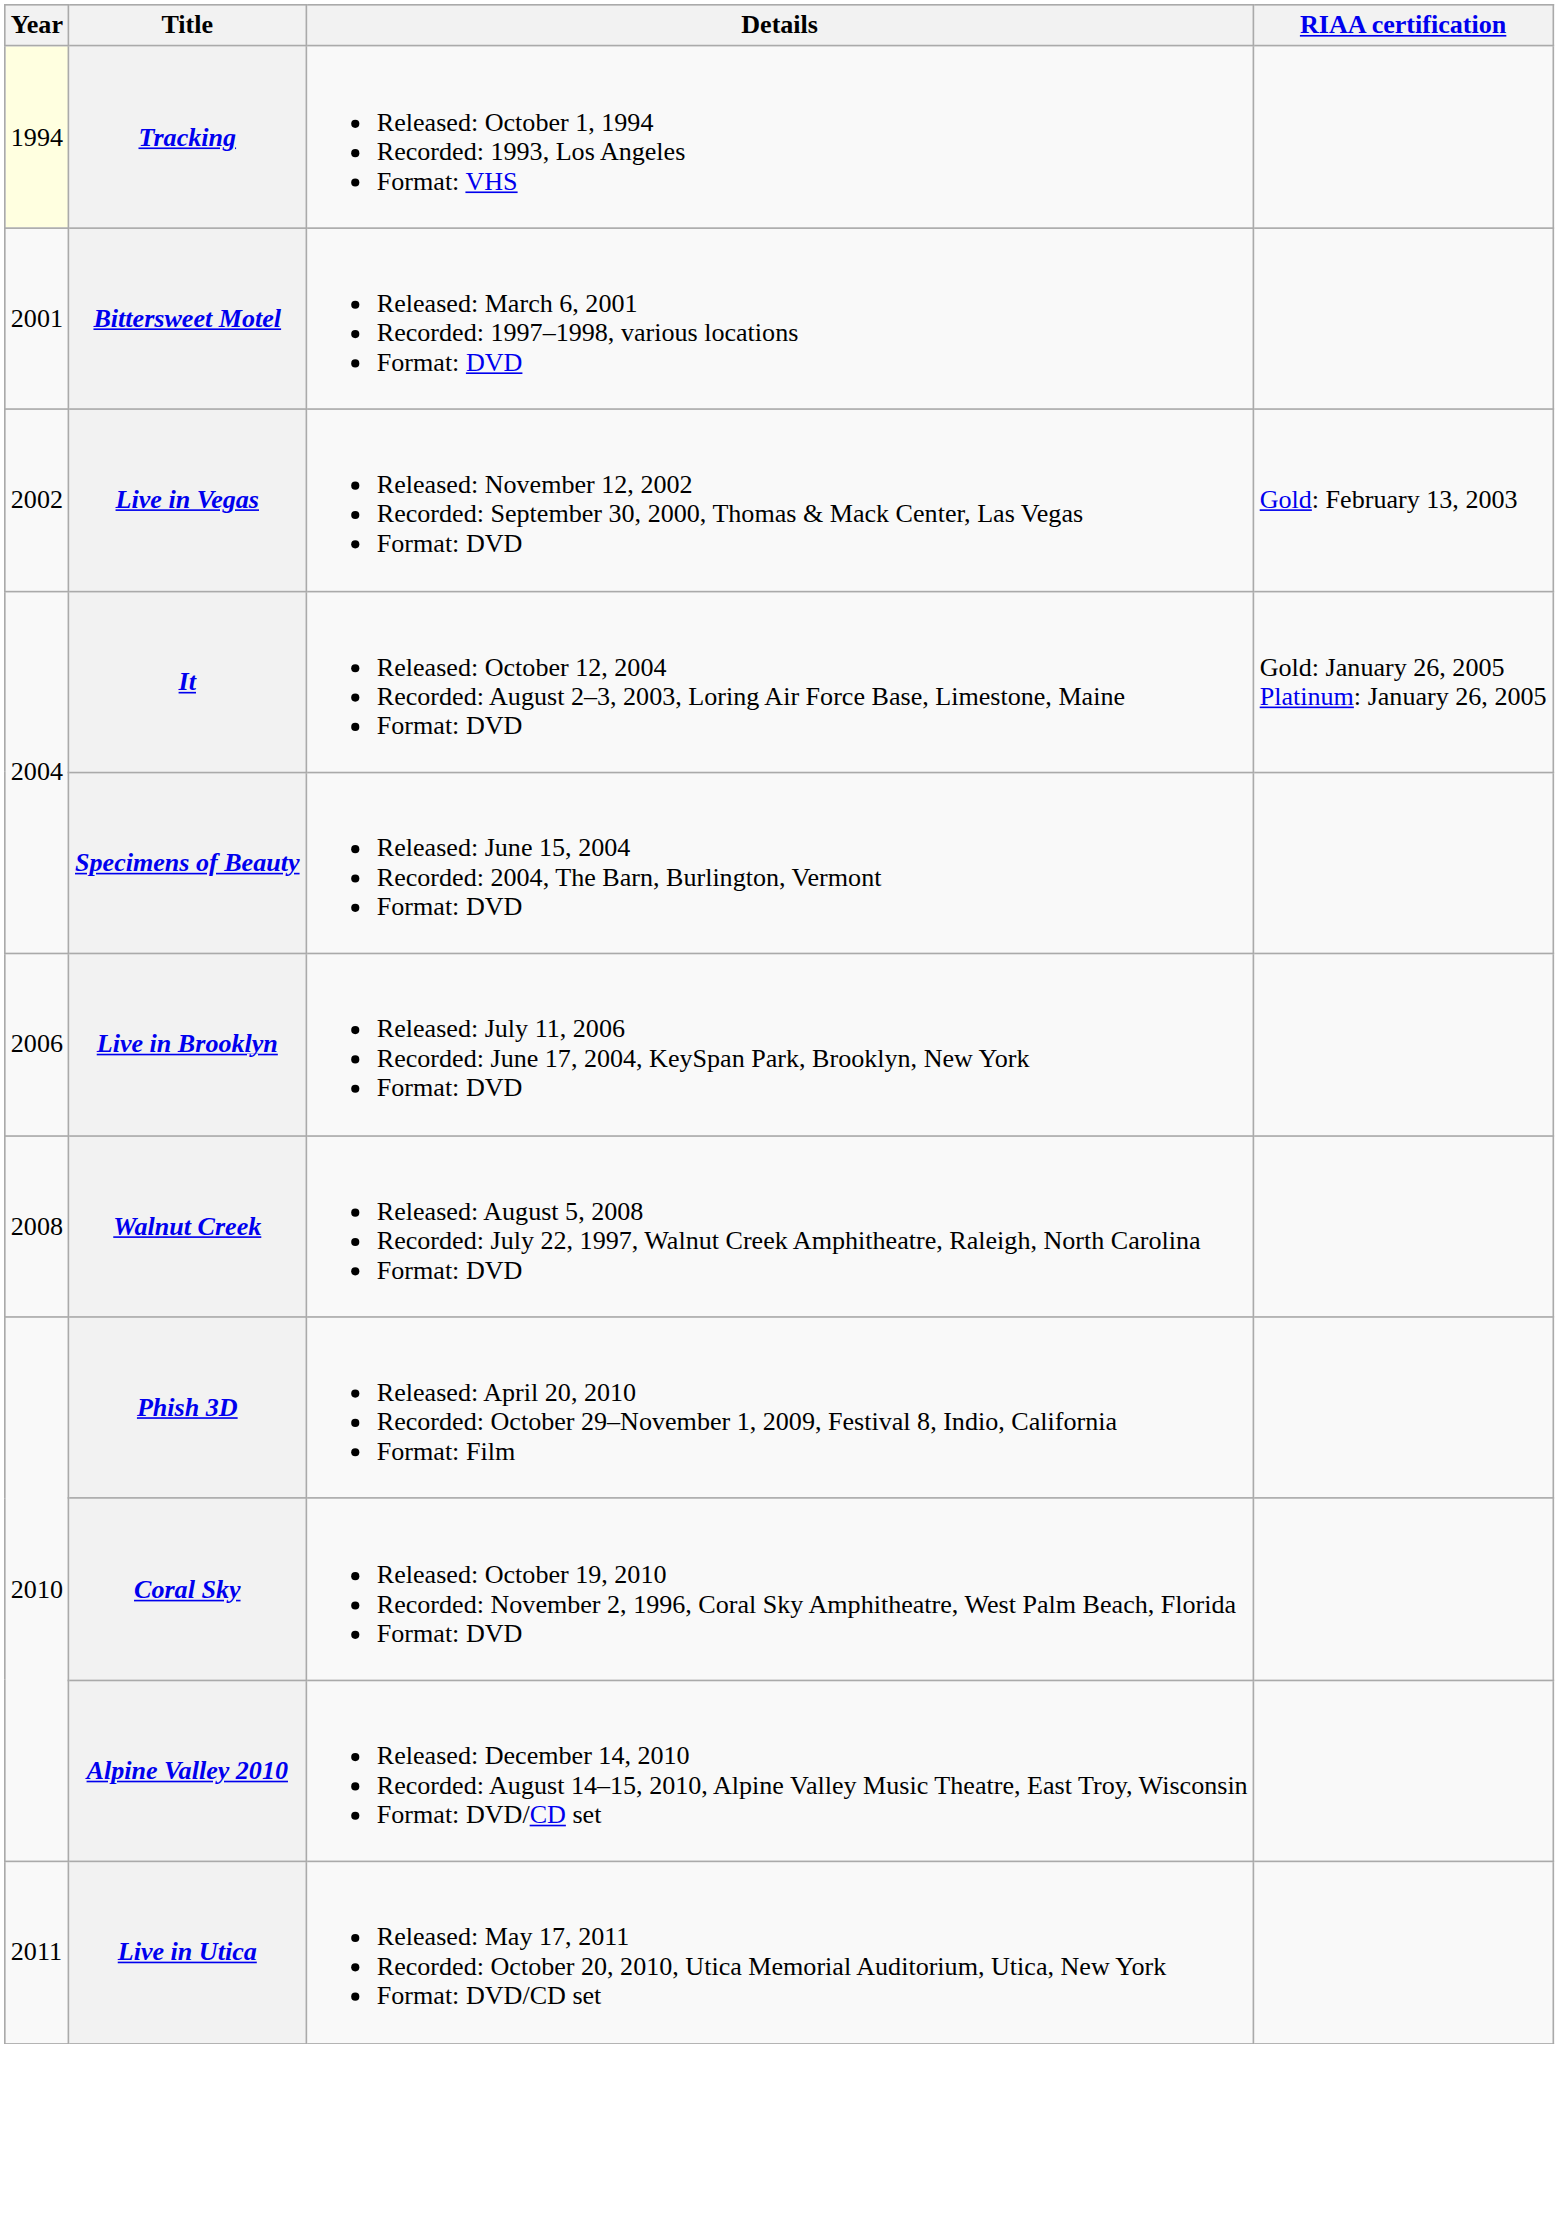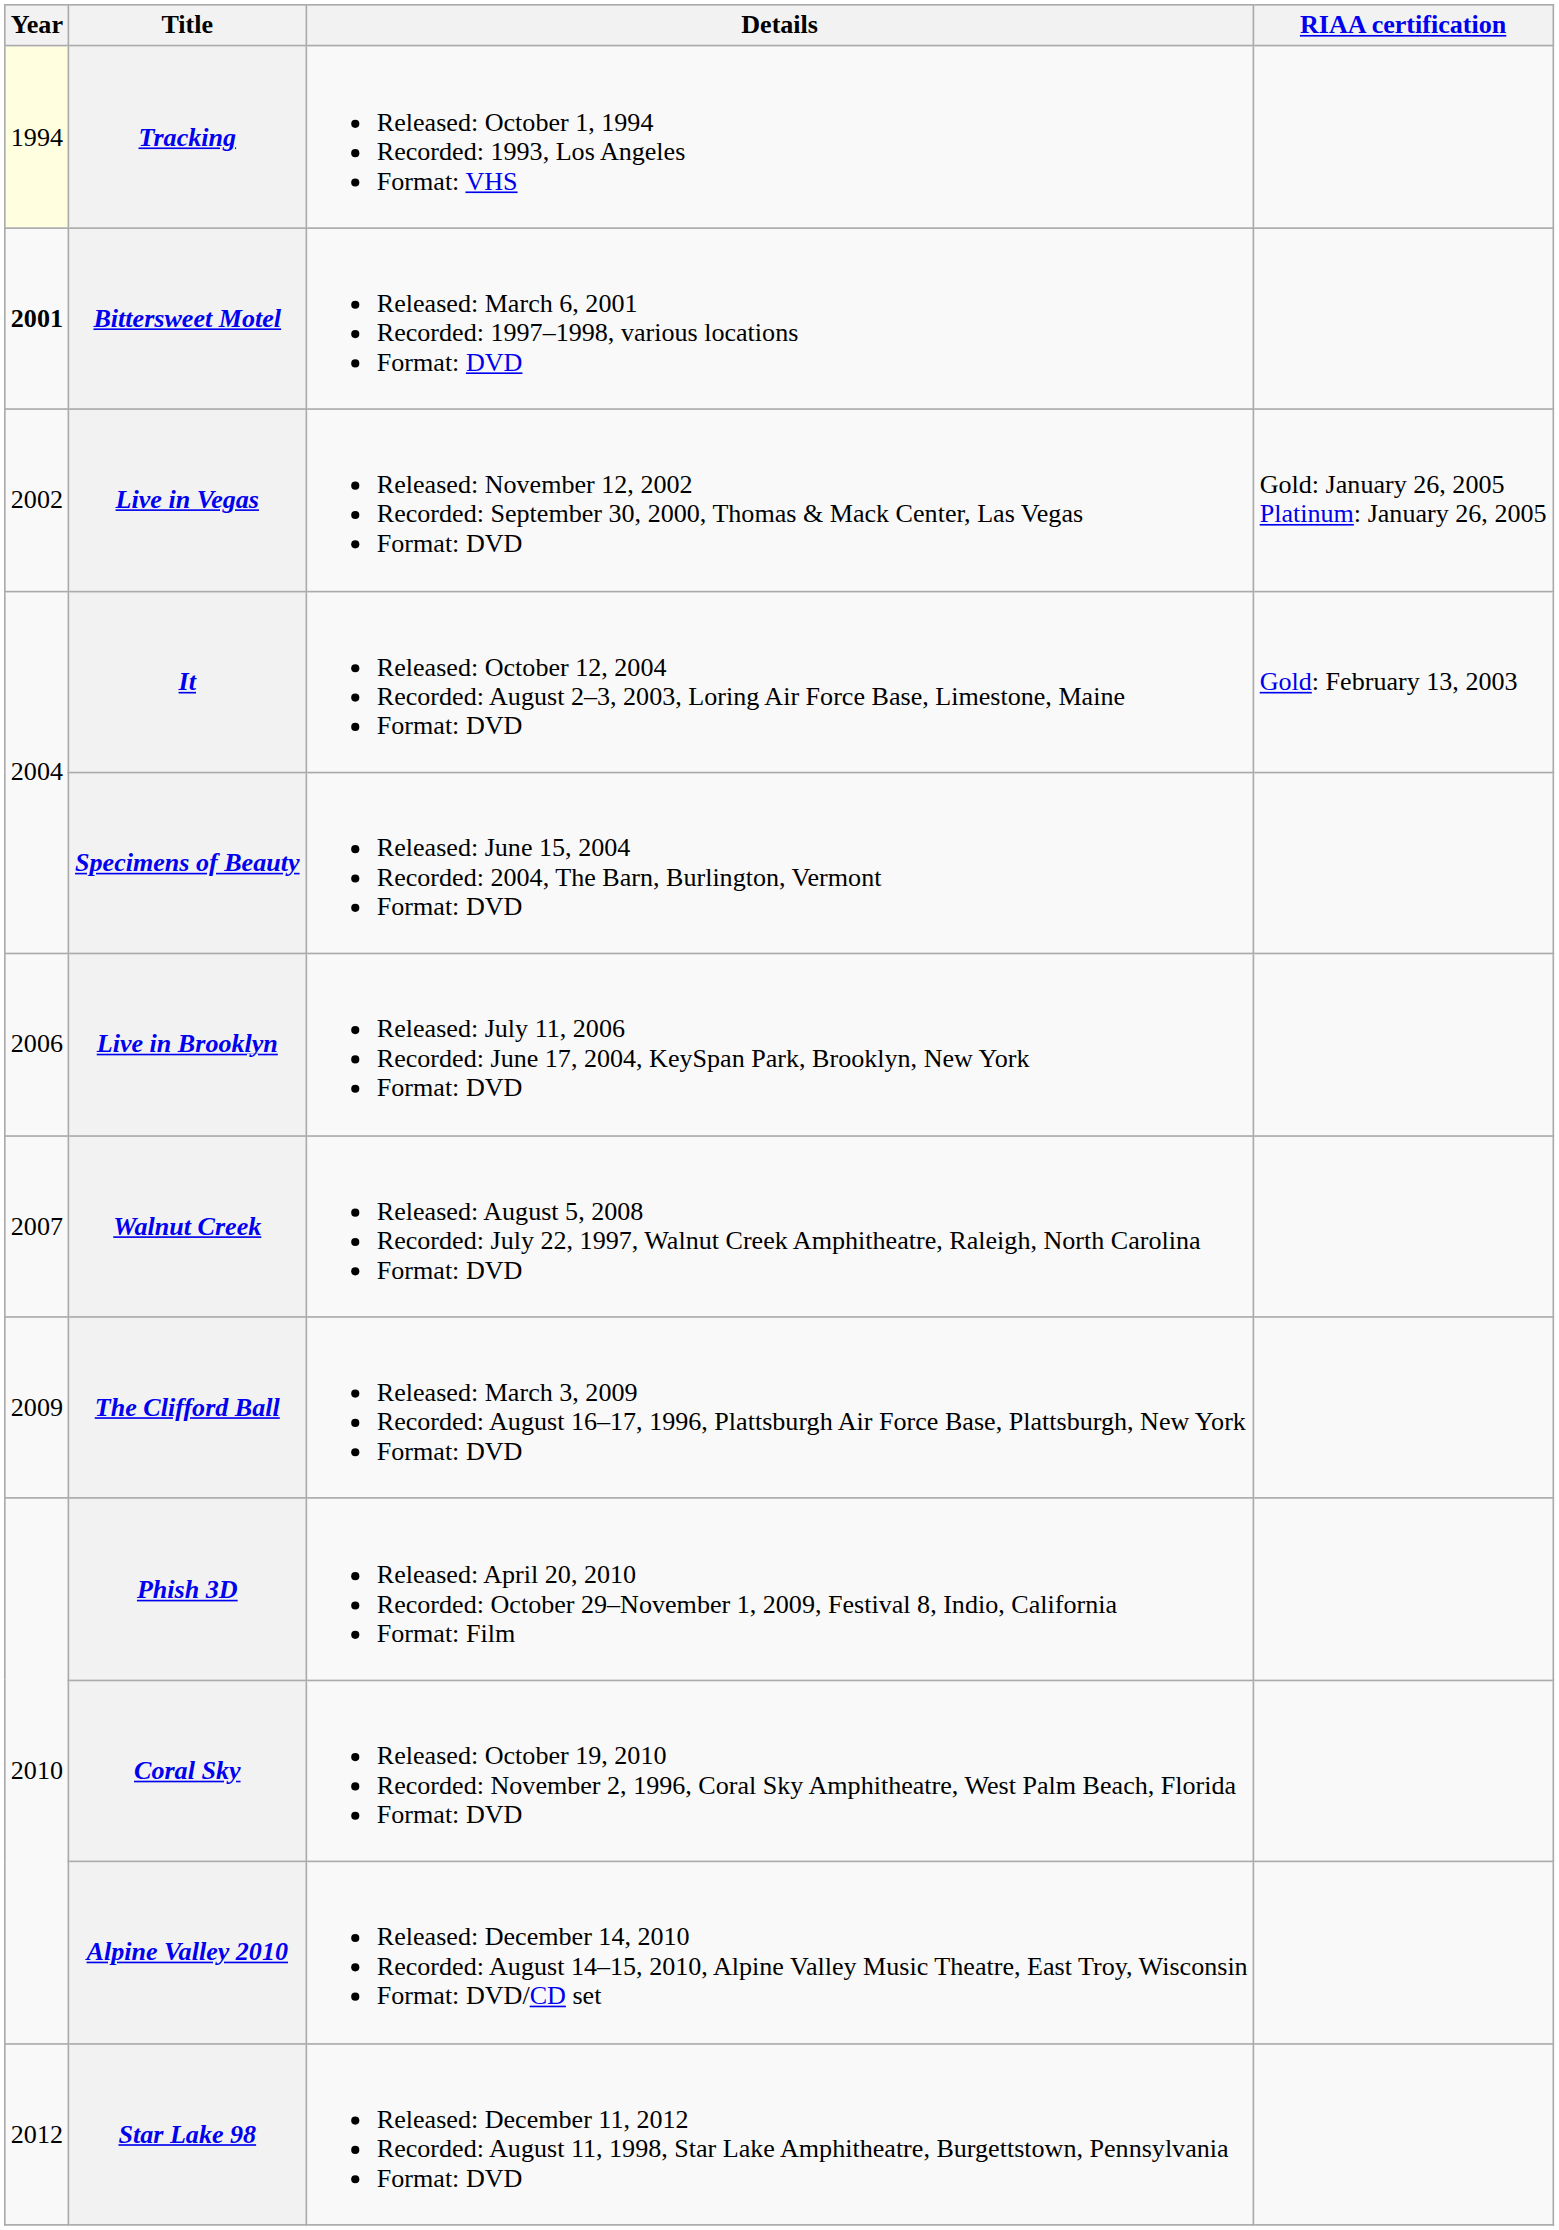(37, 318) normal -> (37, 318) bold
(1389, 499) Gold: February 13, 2003 -> (1403, 499) Gold: January 26, 2005 Platinum: January 26, 2005
(1403, 681) Gold: January 26, 2005 Platinum: January 26, 2005 -> (1389, 681) Gold: February 13, 2003
(37, 1225) 2008 -> (37, 1225) 2007
+ row: (187, 1407)
- row: (187, 1952)
+ row: (187, 2133)
